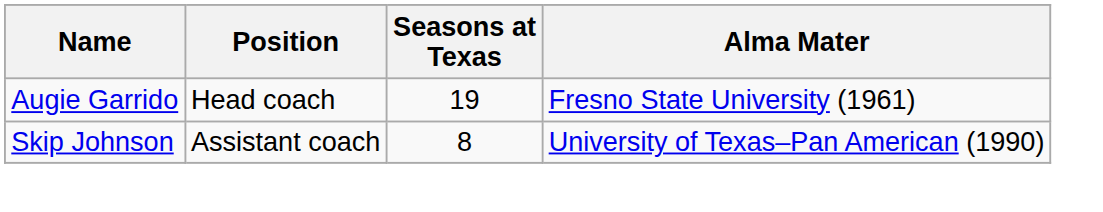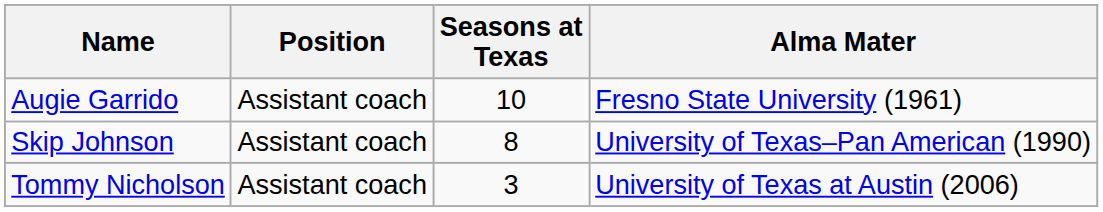(263, 100) Head coach -> (332, 100) Assistant coach
(465, 100) 19 -> (511, 100) 10
+ row: (118, 185)
